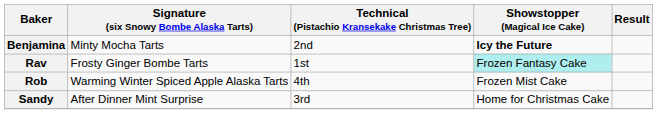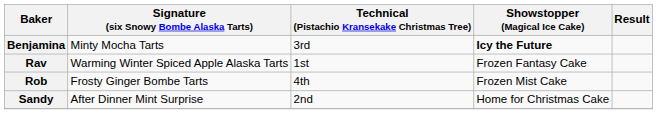(303, 44) 2nd -> (302, 44) 3rd
(139, 63) Frosty Ginger Bombe Tarts -> (179, 63) Warming Winter Spiced Apple Alaska Tarts
(532, 63) paleturquoise background -> (532, 63) no background
(179, 81) Warming Winter Spiced Apple Alaska Tarts -> (139, 81) Frosty Ginger Bombe Tarts
(302, 99) 3rd -> (303, 99) 2nd
